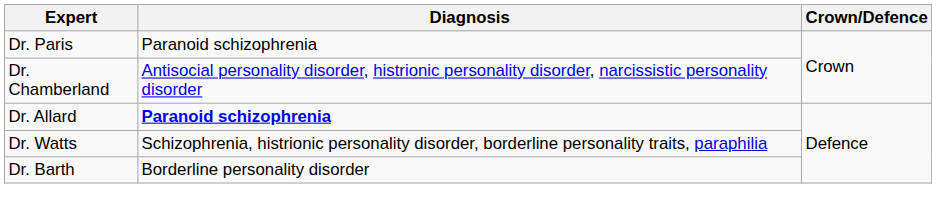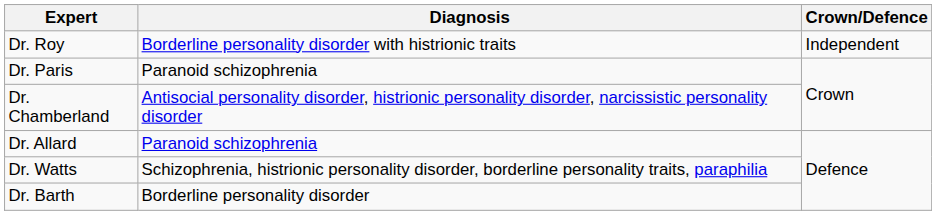+ row: (36, 44)
(236, 116) bold -> (229, 143) normal
